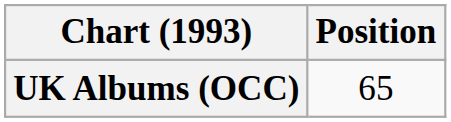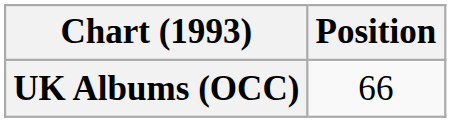(376, 87) 65 -> (376, 87) 66
